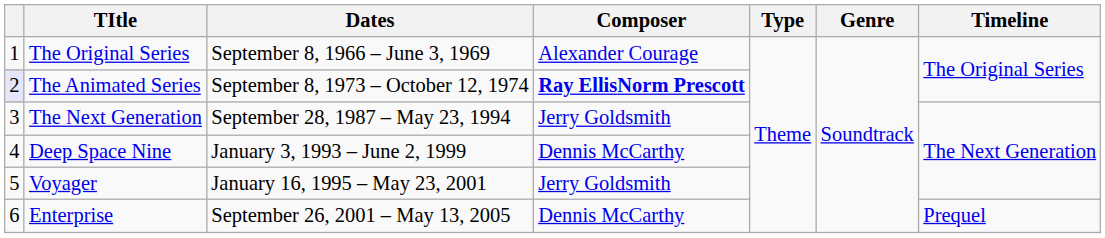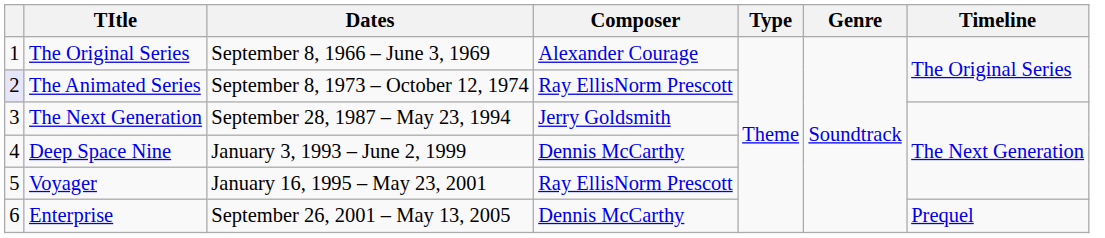(642, 85) bold -> (635, 85) normal
(604, 183) Jerry Goldsmith -> (635, 183) Ray EllisNorm Prescott
